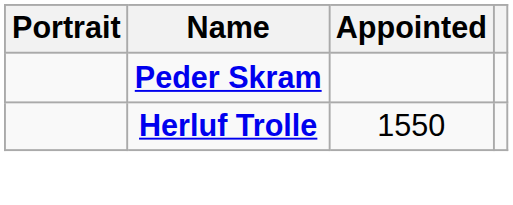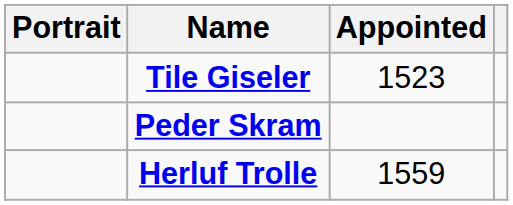+ row: (228, 77)
(411, 125) 1550 -> (411, 174) 1559
